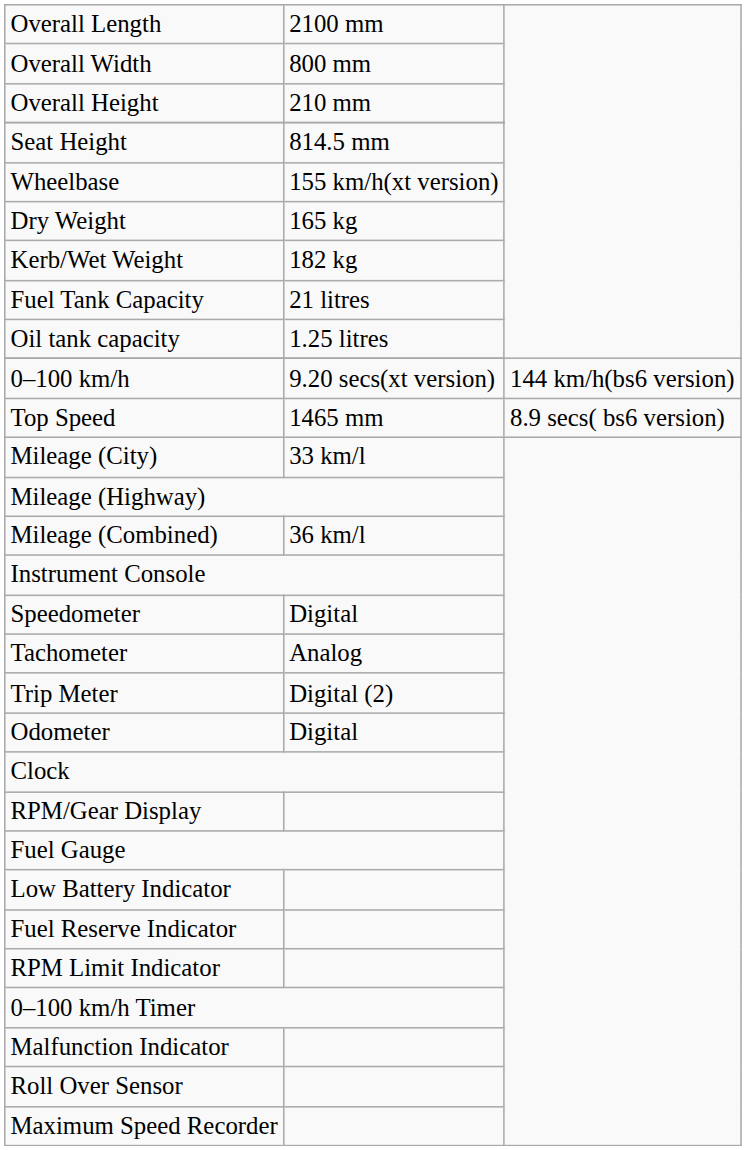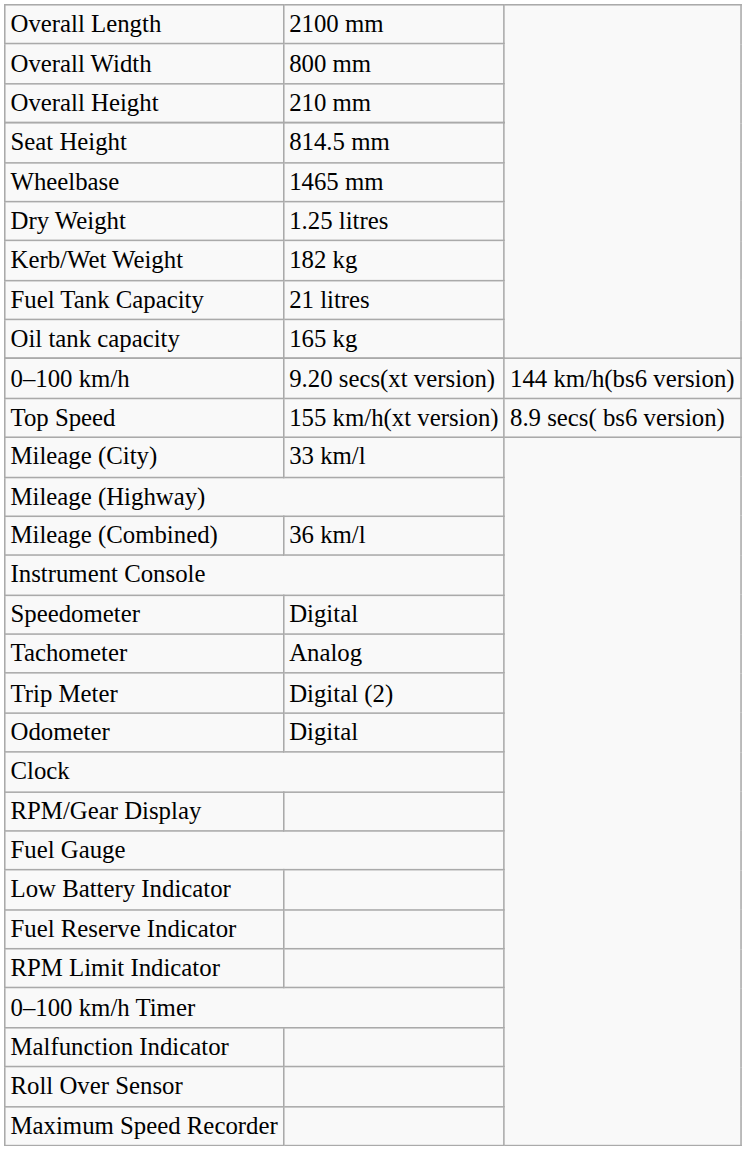(394, 181) 155 km/h(xt version) -> (336, 181) 1465 mm
(323, 220) 165 kg -> (339, 220) 1.25 litres
(339, 338) 1.25 litres -> (323, 338) 165 kg
(336, 417) 1465 mm -> (394, 417) 155 km/h(xt version)
